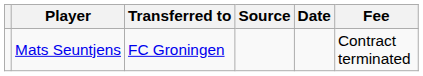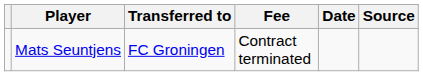columns swapped: (376, 16) <-> (264, 16)
